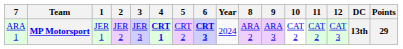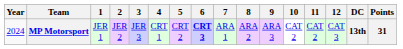columns swapped: (227, 11) <-> (16, 11)
(161, 31) bold -> (159, 31) normal
(384, 31) 29 -> (382, 31) 31
